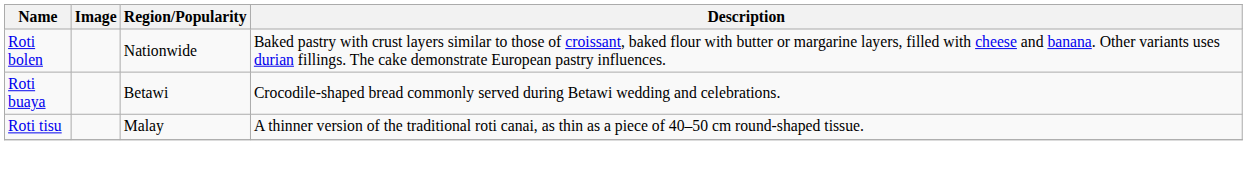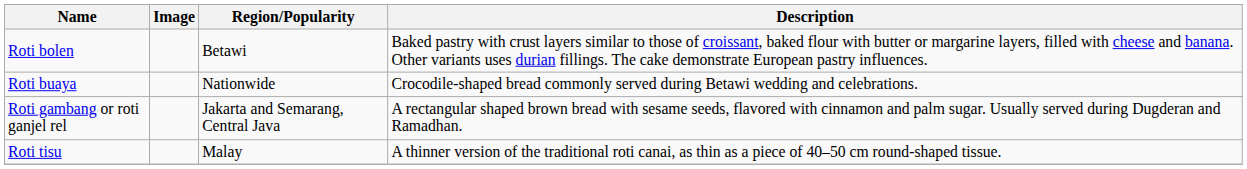(160, 50) Nationwide -> (224, 50) Betawi
(146, 93) Betawi -> (239, 84) Nationwide
+ row: (74, 117)
